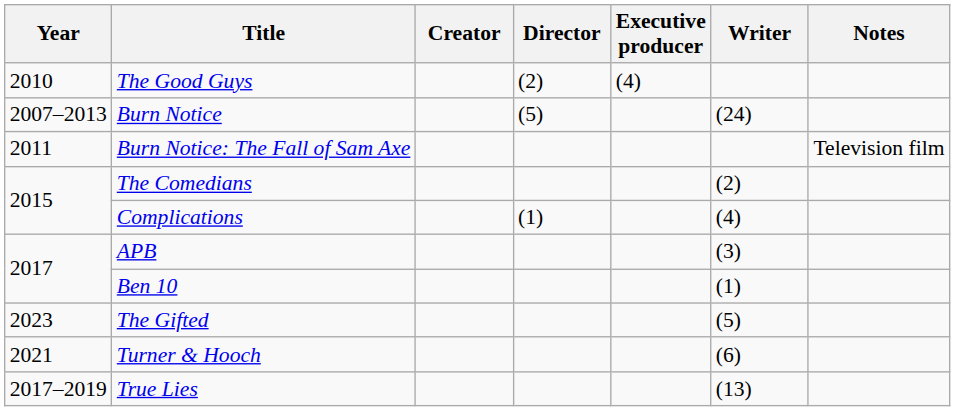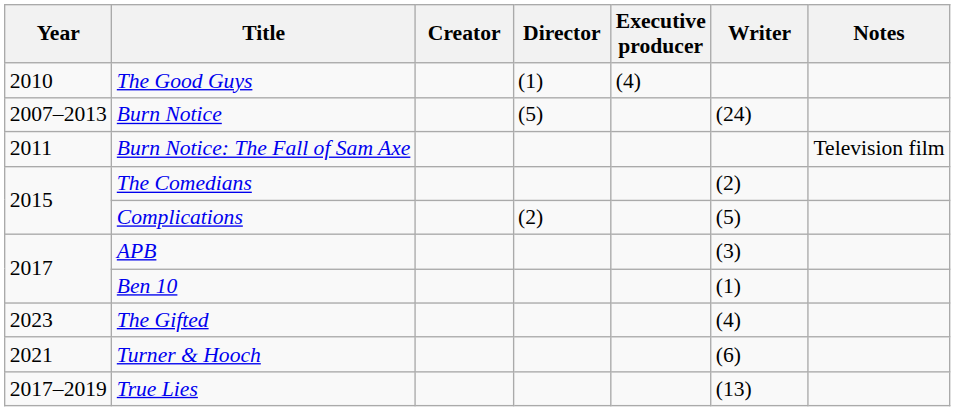(531, 80) (2) -> (531, 80) (1)
(531, 217) (1) -> (531, 217) (2)
(728, 217) (4) -> (728, 217) (5)
(728, 319) (5) -> (728, 319) (4)
